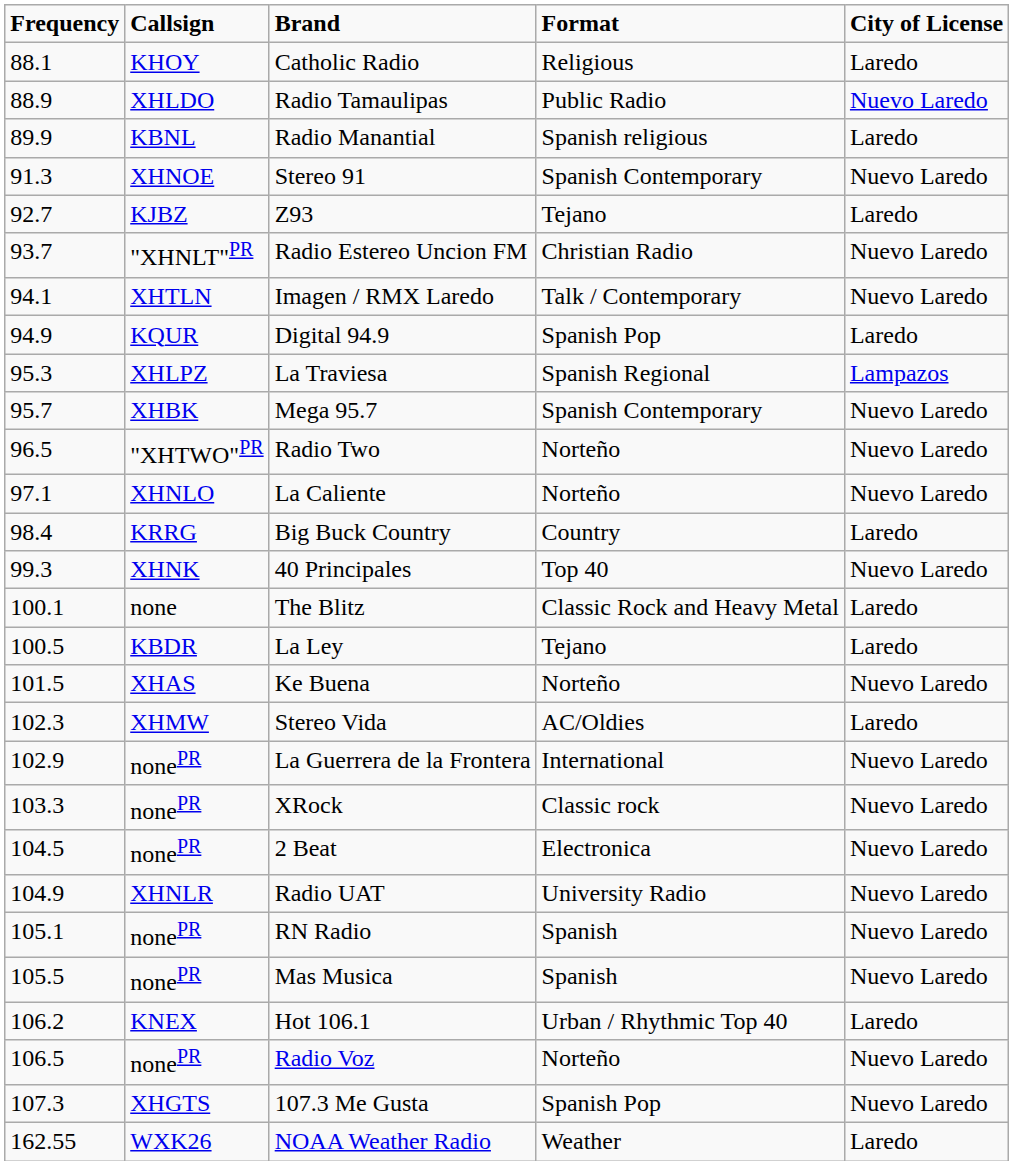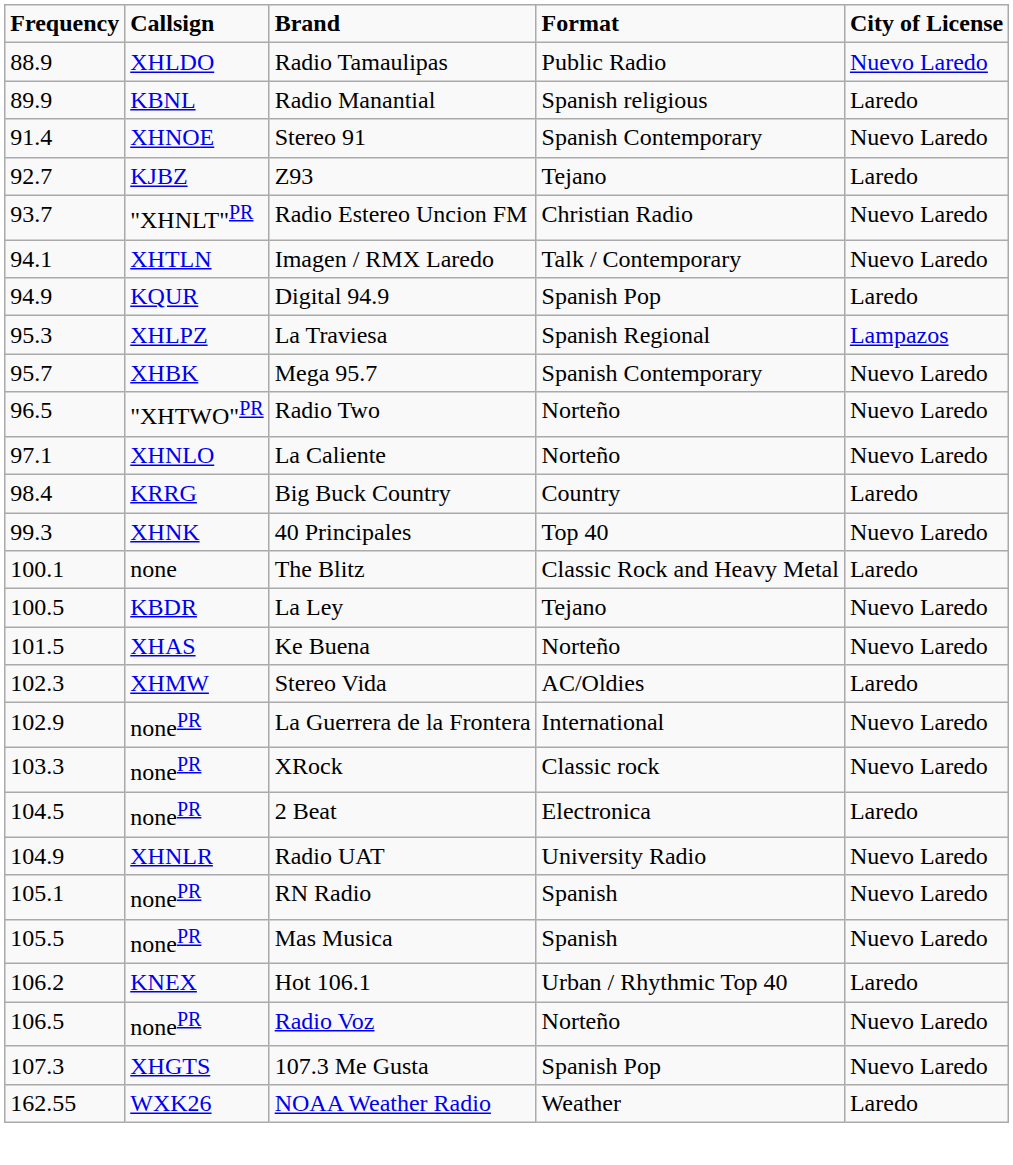- row: (347, 61)
(31, 175) 91.3 -> (31, 137) 91.4
(884, 645) Laredo -> (919, 607) Nuevo Laredo
(919, 848) Nuevo Laredo -> (884, 810) Laredo
